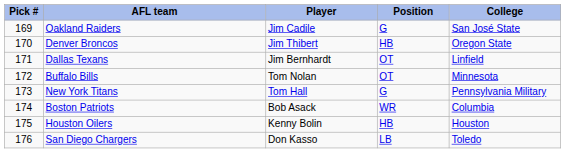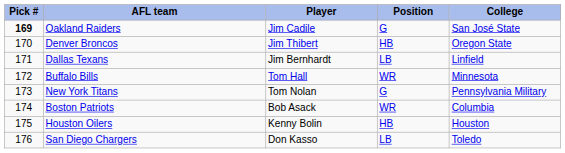(24, 28) normal -> (24, 28) bold
(386, 60) OT -> (385, 60) LB
(292, 76) Tom Nolan -> (288, 76) Tom Hall
(386, 76) OT -> (388, 76) WR
(288, 92) Tom Hall -> (292, 92) Tom Nolan
